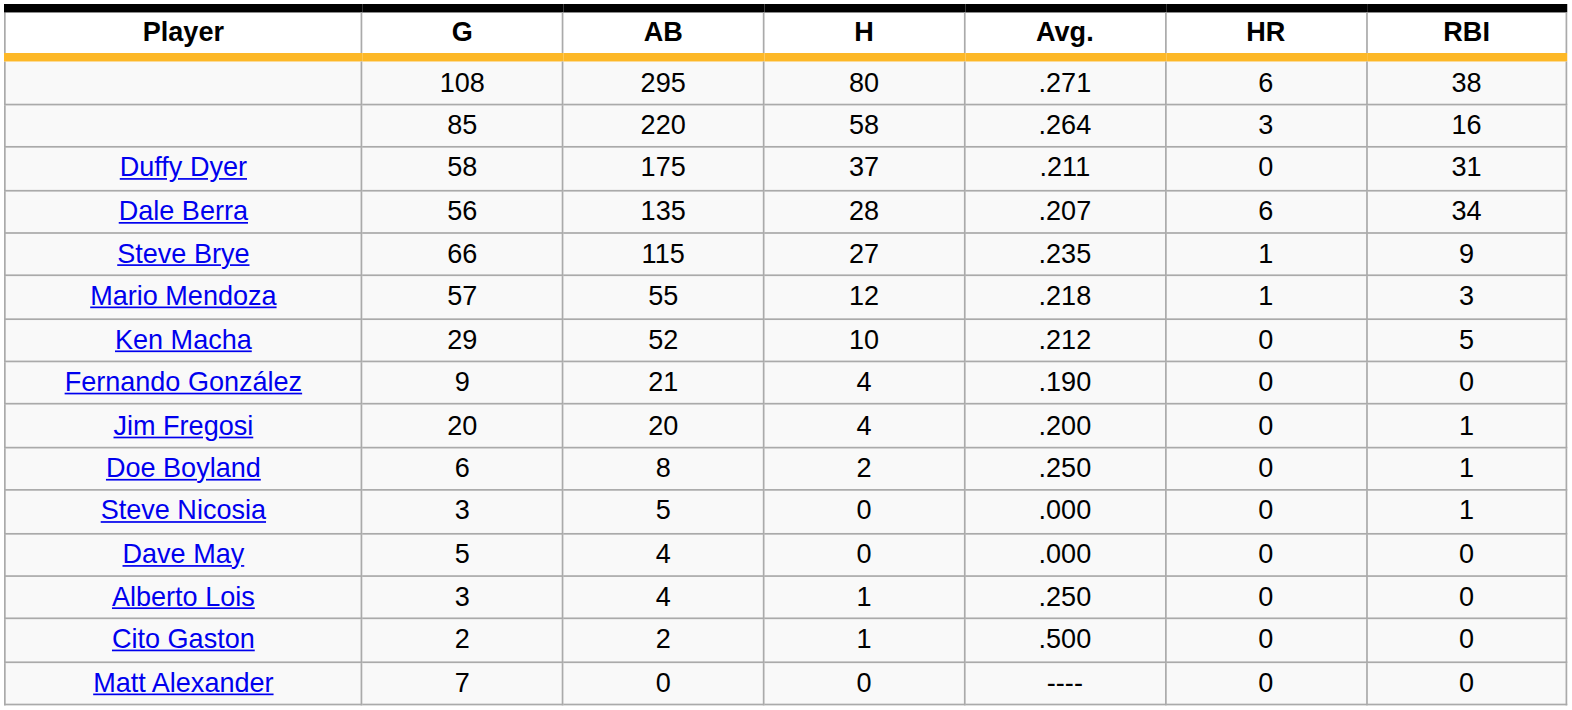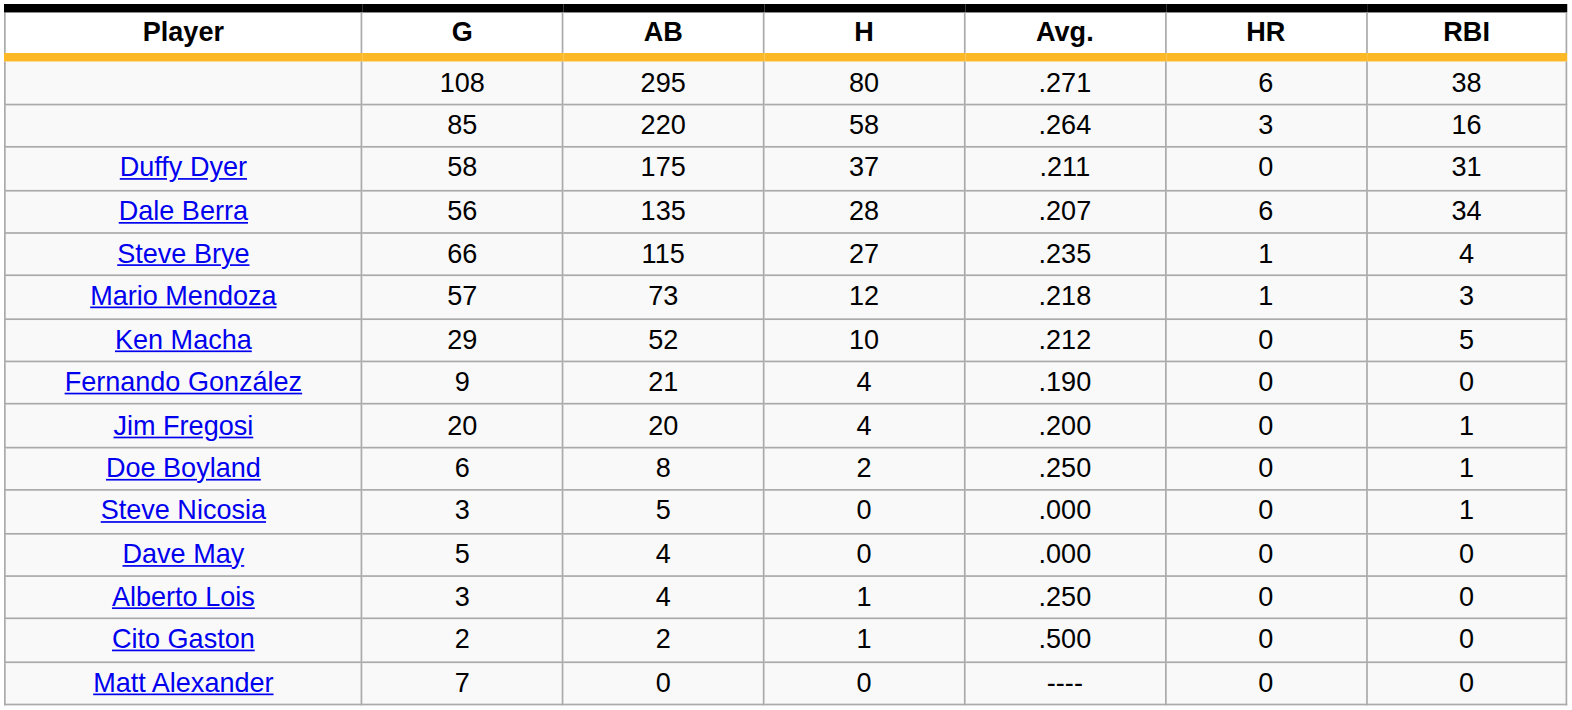(1467, 253) 9 -> (1467, 253) 4
(663, 296) 55 -> (663, 296) 73
